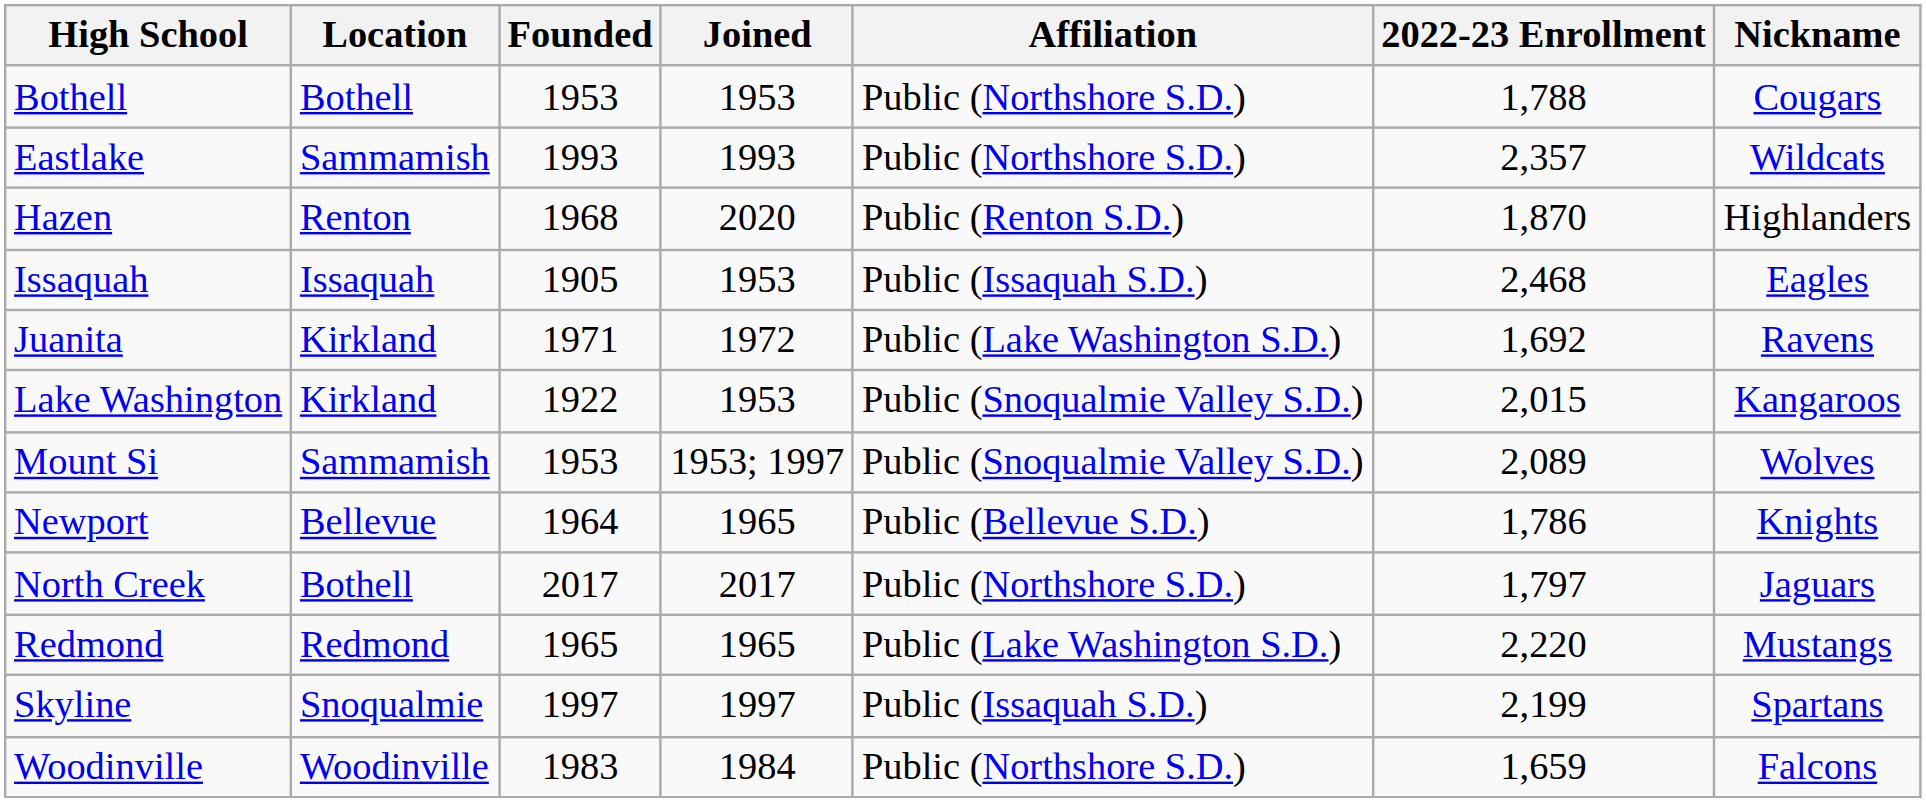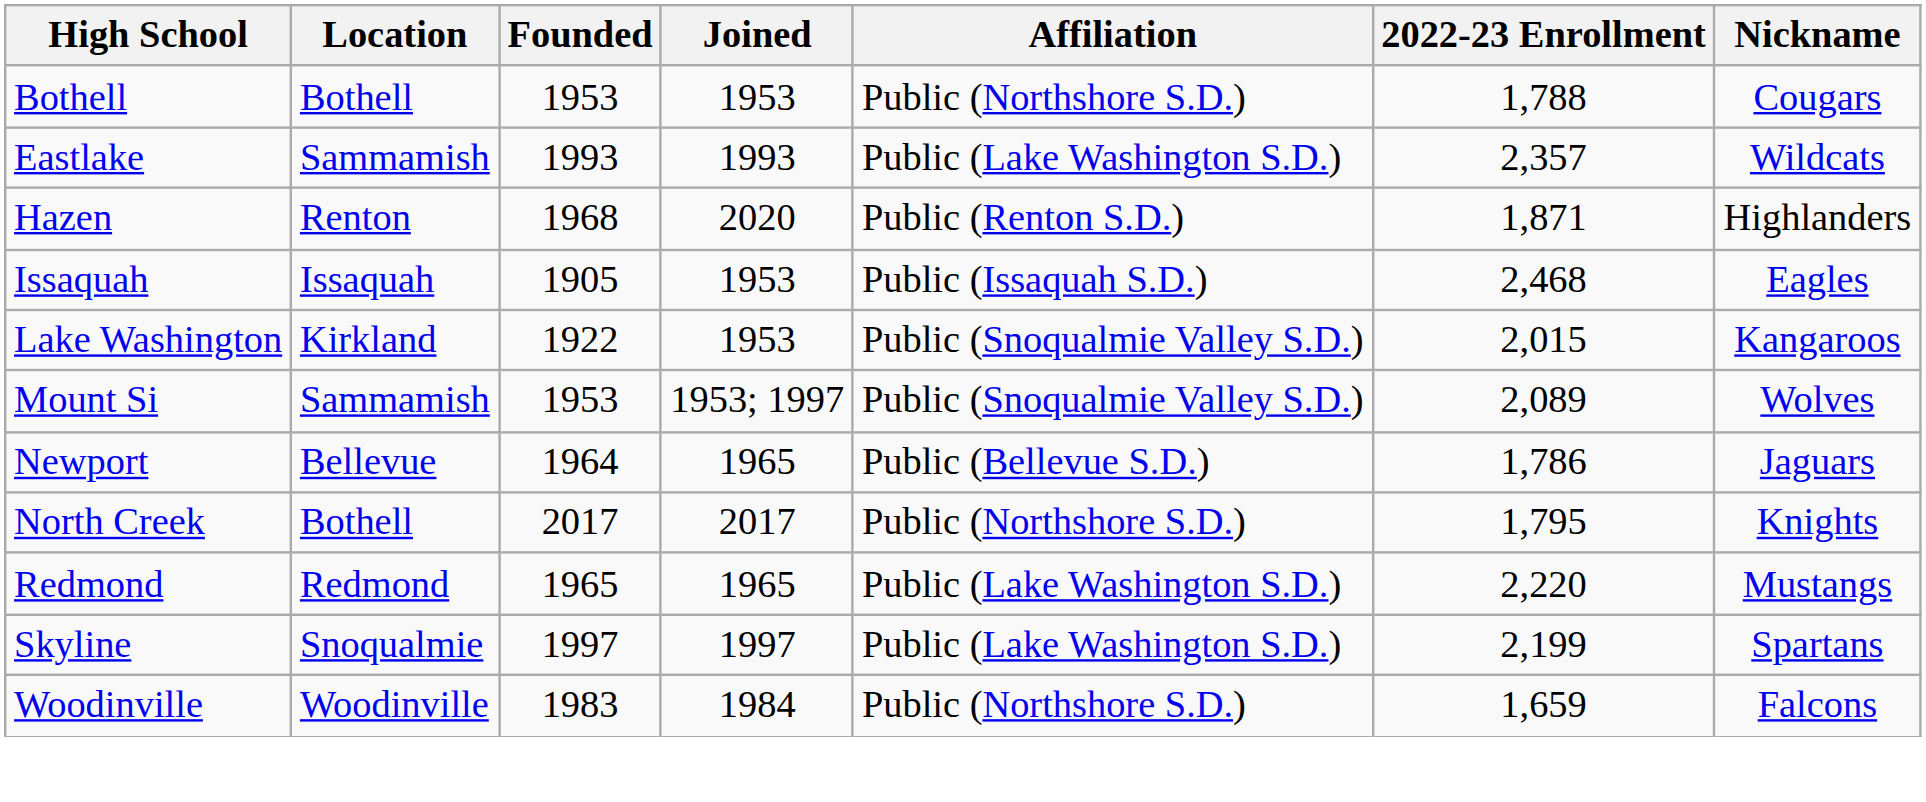(1054, 156) Public (Northshore S.D.) -> (1102, 156) Public (Lake Washington S.D.)
(1544, 217) 1,870 -> (1544, 217) 1,871
- row: (68, 339)
(1817, 522) Knights -> (1817, 461) Jaguars
(1544, 583) 1,797 -> (1544, 522) 1,795
(1817, 583) Jaguars -> (1817, 522) Knights
(1035, 704) Public (Issaquah S.D.) -> (1102, 643) Public (Lake Washington S.D.)
